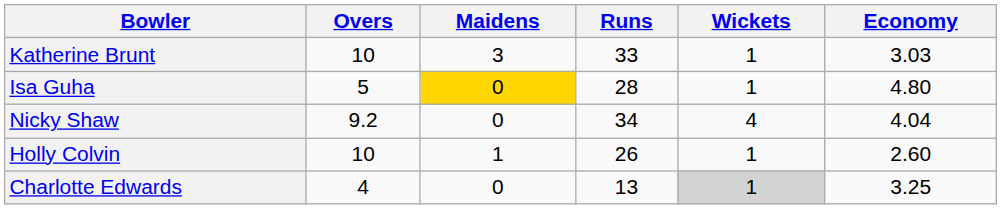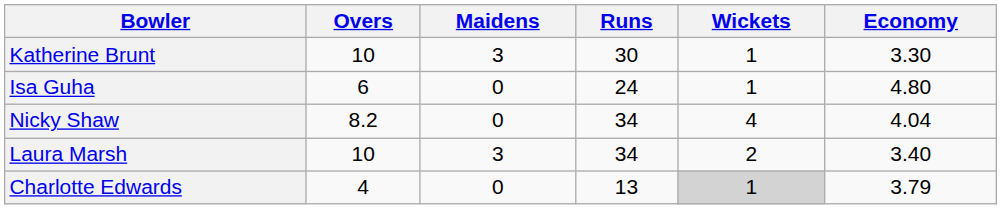(627, 54) 33 -> (627, 54) 30
(911, 54) 3.03 -> (911, 54) 3.30
(363, 87) 5 -> (363, 87) 6
(498, 87) gold background -> (498, 87) no background
(627, 87) 28 -> (627, 87) 24
(363, 120) 9.2 -> (363, 120) 8.2
- row: (65, 154)
+ row: (68, 154)
(911, 187) 3.25 -> (911, 187) 3.79
